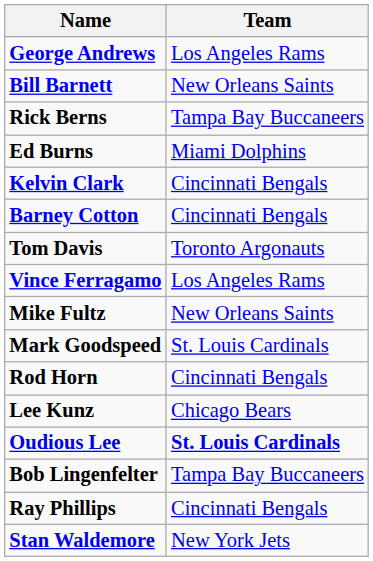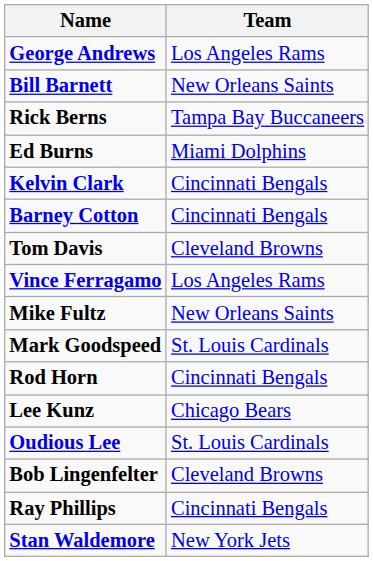(248, 248) Toronto Argonauts -> (247, 248) Cleveland Browns
(256, 442) bold -> (250, 442) normal
(268, 475) Tampa Bay Buccaneers -> (247, 475) Cleveland Browns
